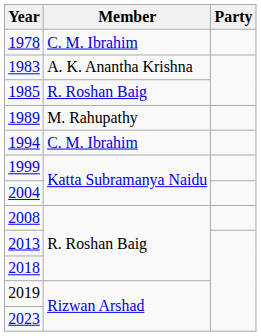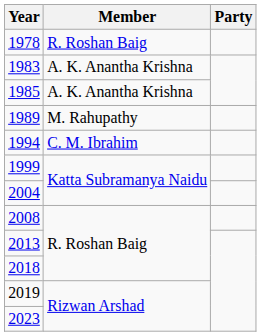(92, 42) C. M. Ibrahim -> (97, 42) R. Roshan Baig
(97, 92) R. Roshan Baig -> (120, 92) A. K. Anantha Krishna
